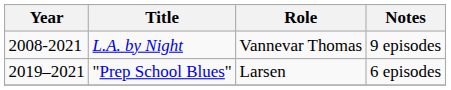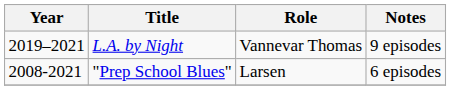(45, 44) 2008-2021 -> (47, 44) 2019–2021
(47, 71) 2019–2021 -> (45, 71) 2008-2021
